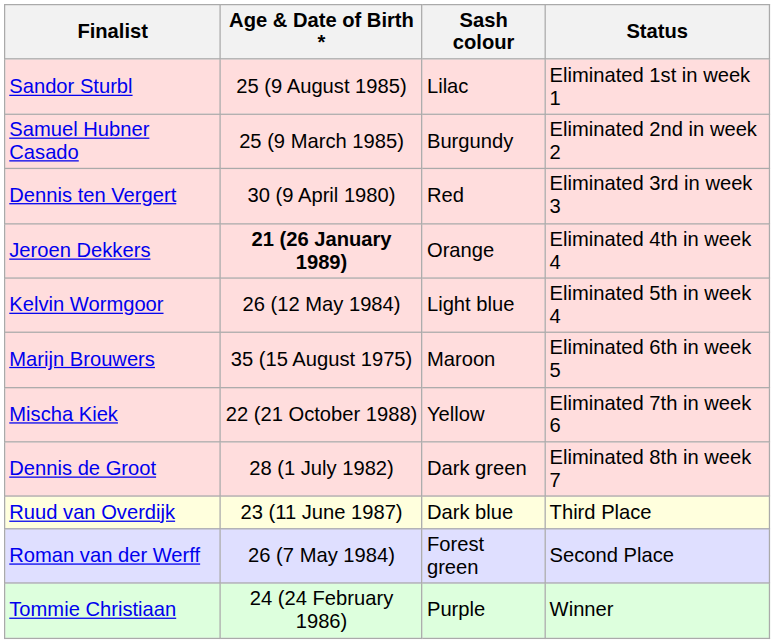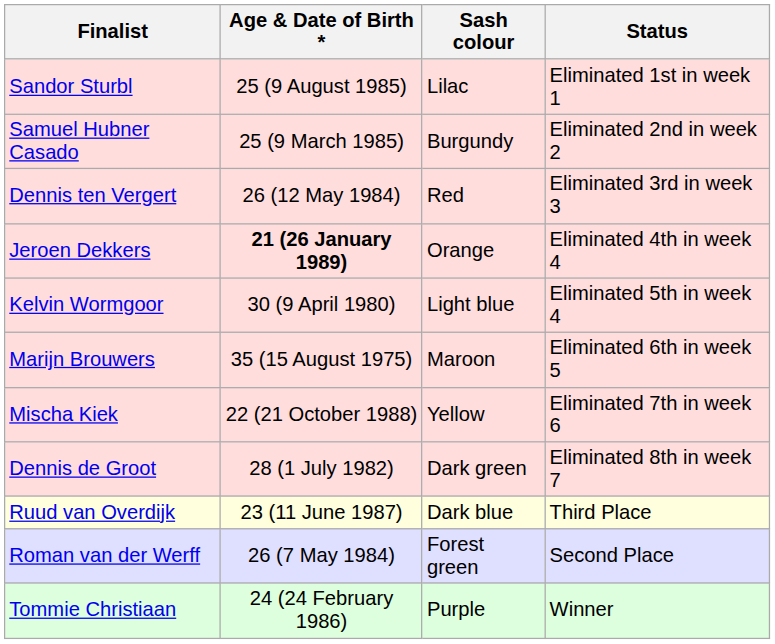(322, 195) 30 (9 April 1980) -> (322, 195) 26 (12 May 1984)
(322, 305) 26 (12 May 1984) -> (322, 305) 30 (9 April 1980)
